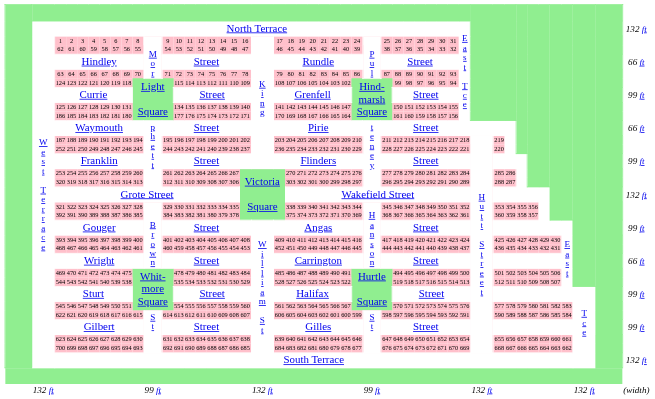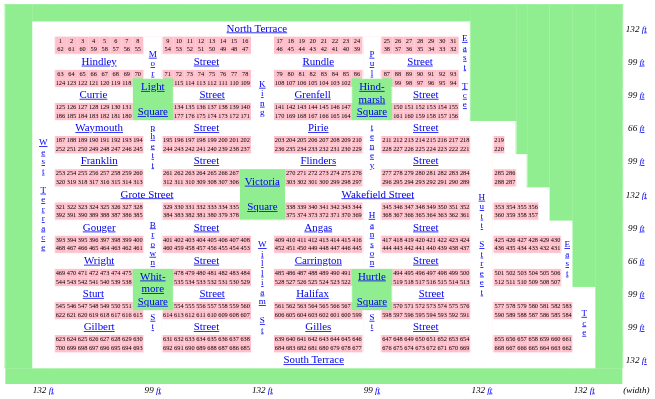(636, 62) 66 ft -> (636, 62) 99 ft
